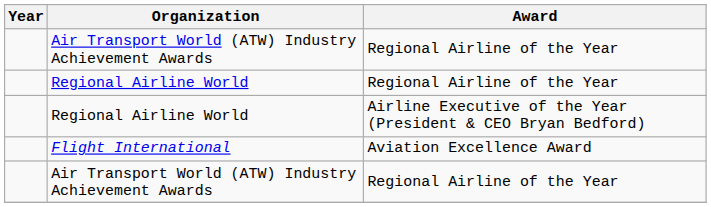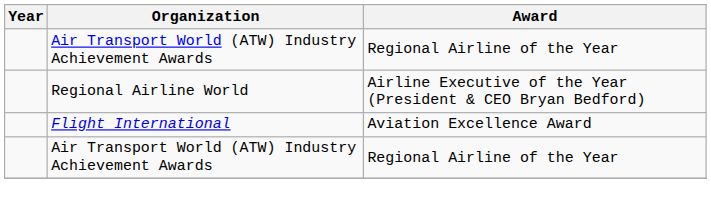- row: (150, 83)
